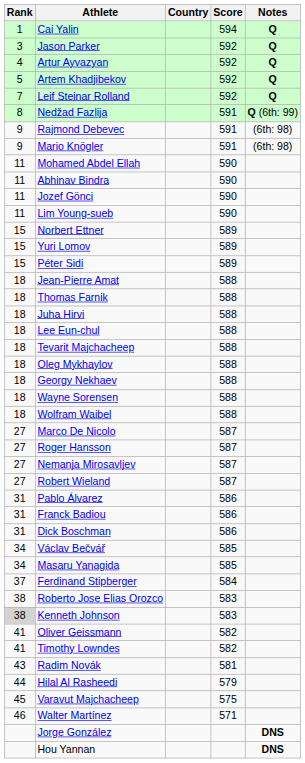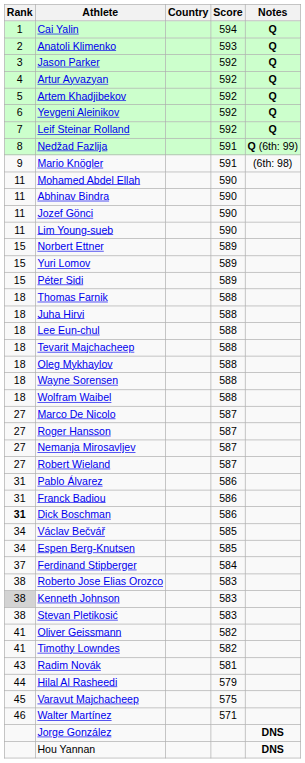+ row: (77, 46)
+ row: (78, 113)
- row: (81, 130)
- row: (78, 280)
- row: (77, 381)
(20, 532) normal -> (20, 515) bold
+ row: (86, 548)
- row: (78, 565)
+ row: (78, 615)
